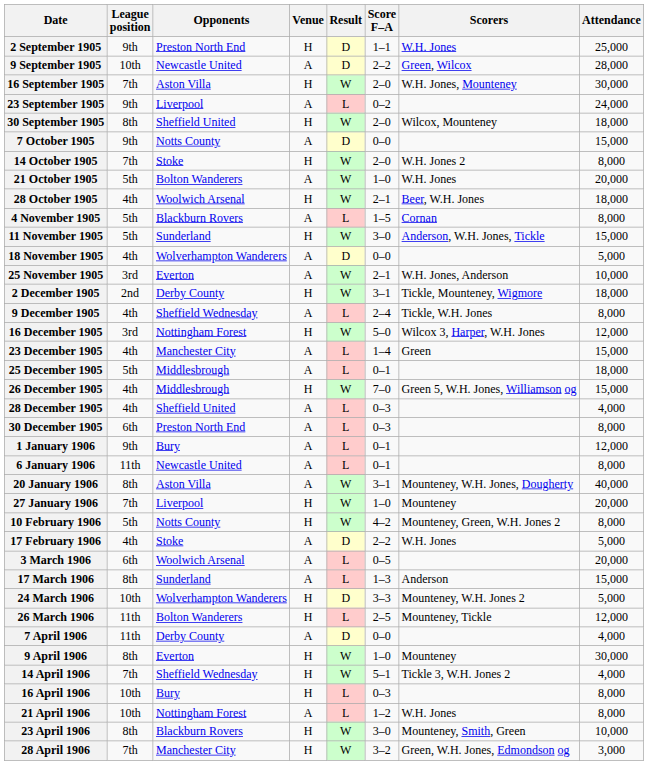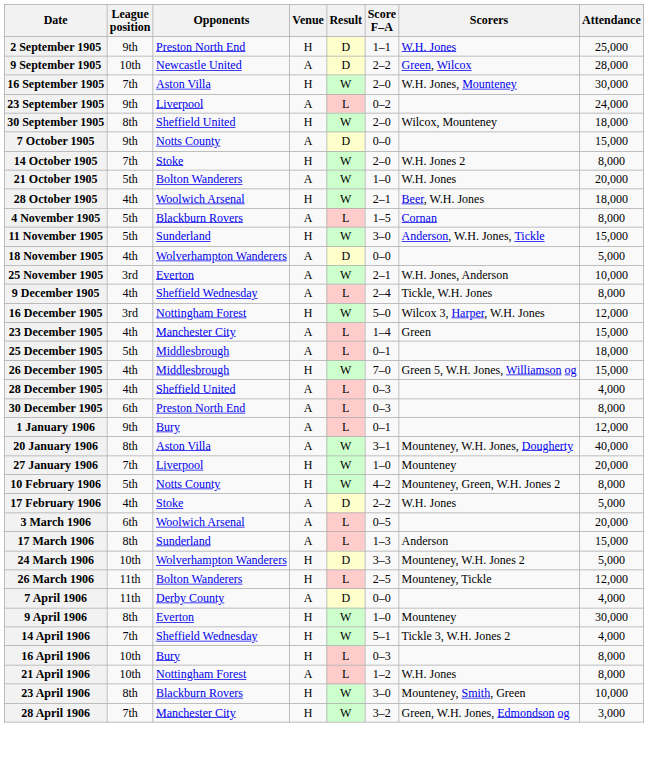- row: (56, 293)
- row: (56, 465)
